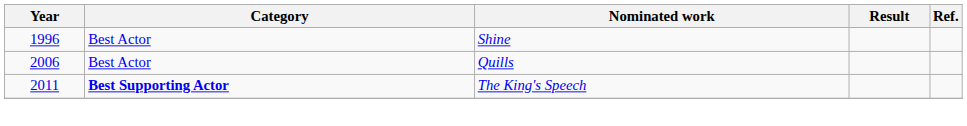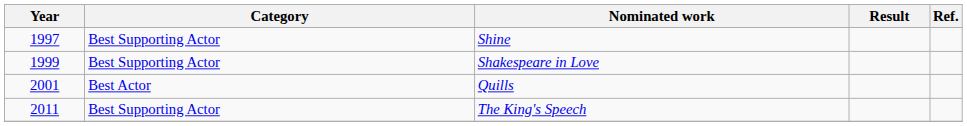(45, 39) 1996 -> (45, 39) 1997
(120, 39) Best Actor -> (154, 39) Best Supporting Actor
+ row: (538, 62)
(45, 62) 2006 -> (45, 86) 2001
(159, 86) bold -> (154, 109) normal
